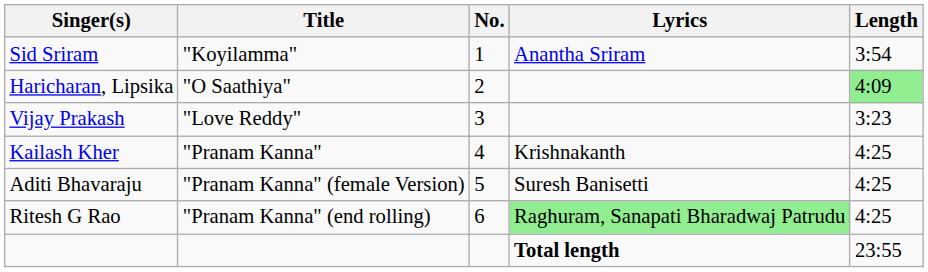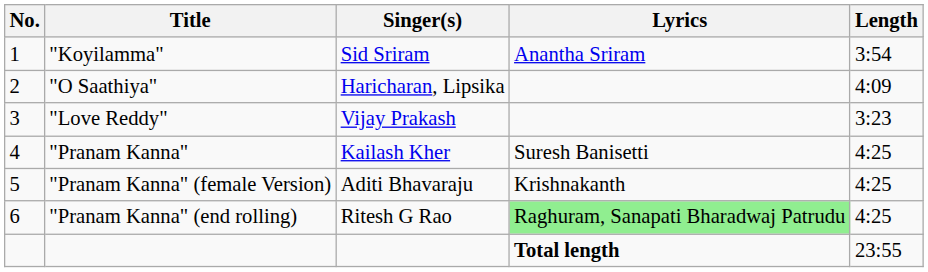columns swapped: (489, 20) <-> (91, 20)
(873, 86) lightgreen background -> (873, 86) no background
(570, 151) Krishnakanth -> (581, 151) Suresh Banisetti
(581, 184) Suresh Banisetti -> (570, 184) Krishnakanth
